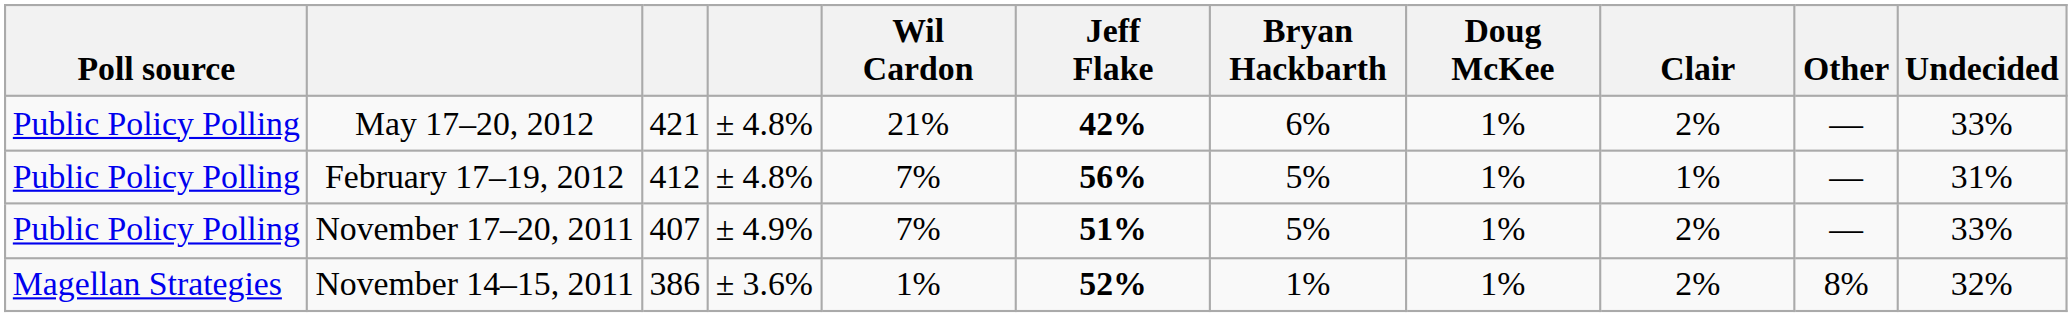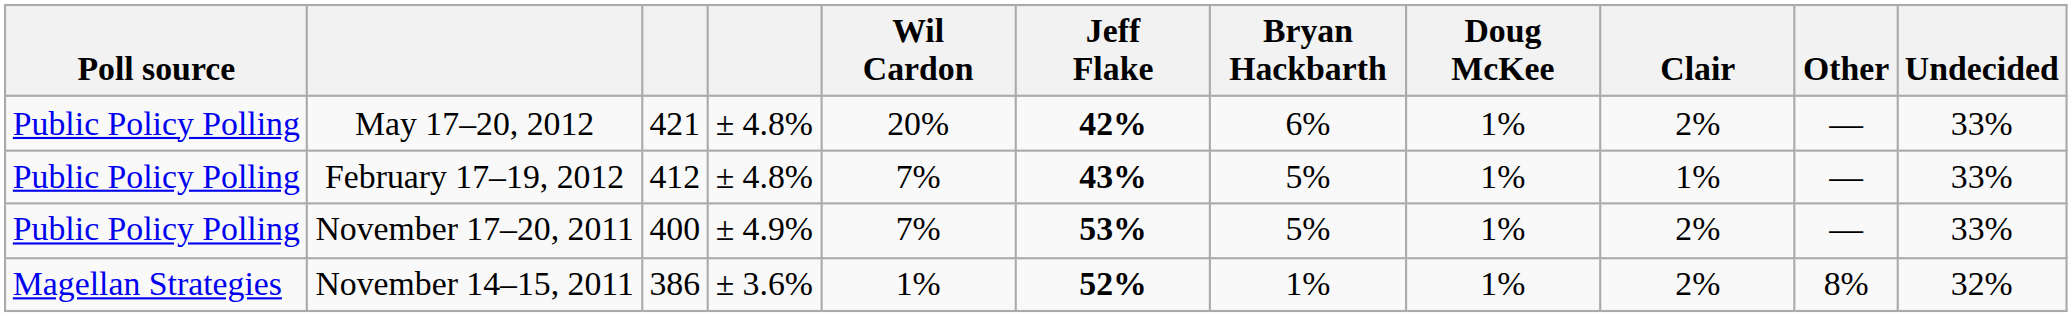(918, 122) 21% -> (918, 122) 20%
(1113, 176) 56% -> (1113, 176) 43%
(1982, 176) 31% -> (1982, 176) 33%
(675, 229) 407 -> (675, 229) 400
(1113, 229) 51% -> (1113, 229) 53%
